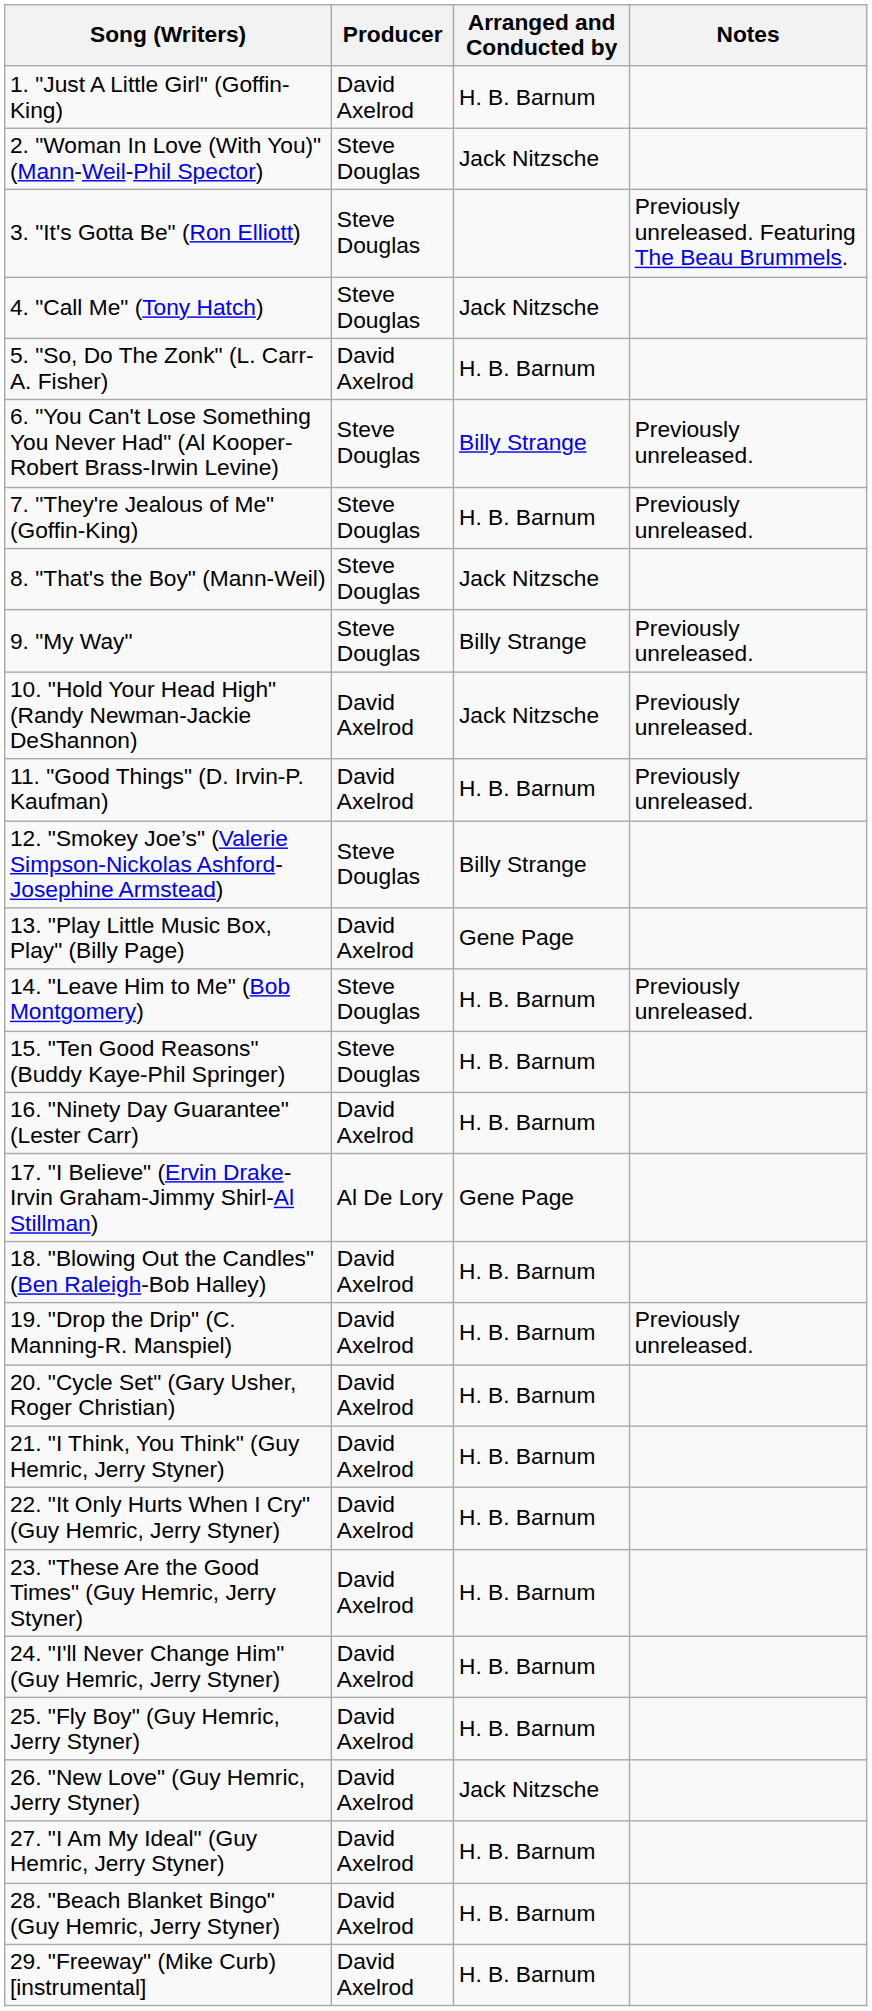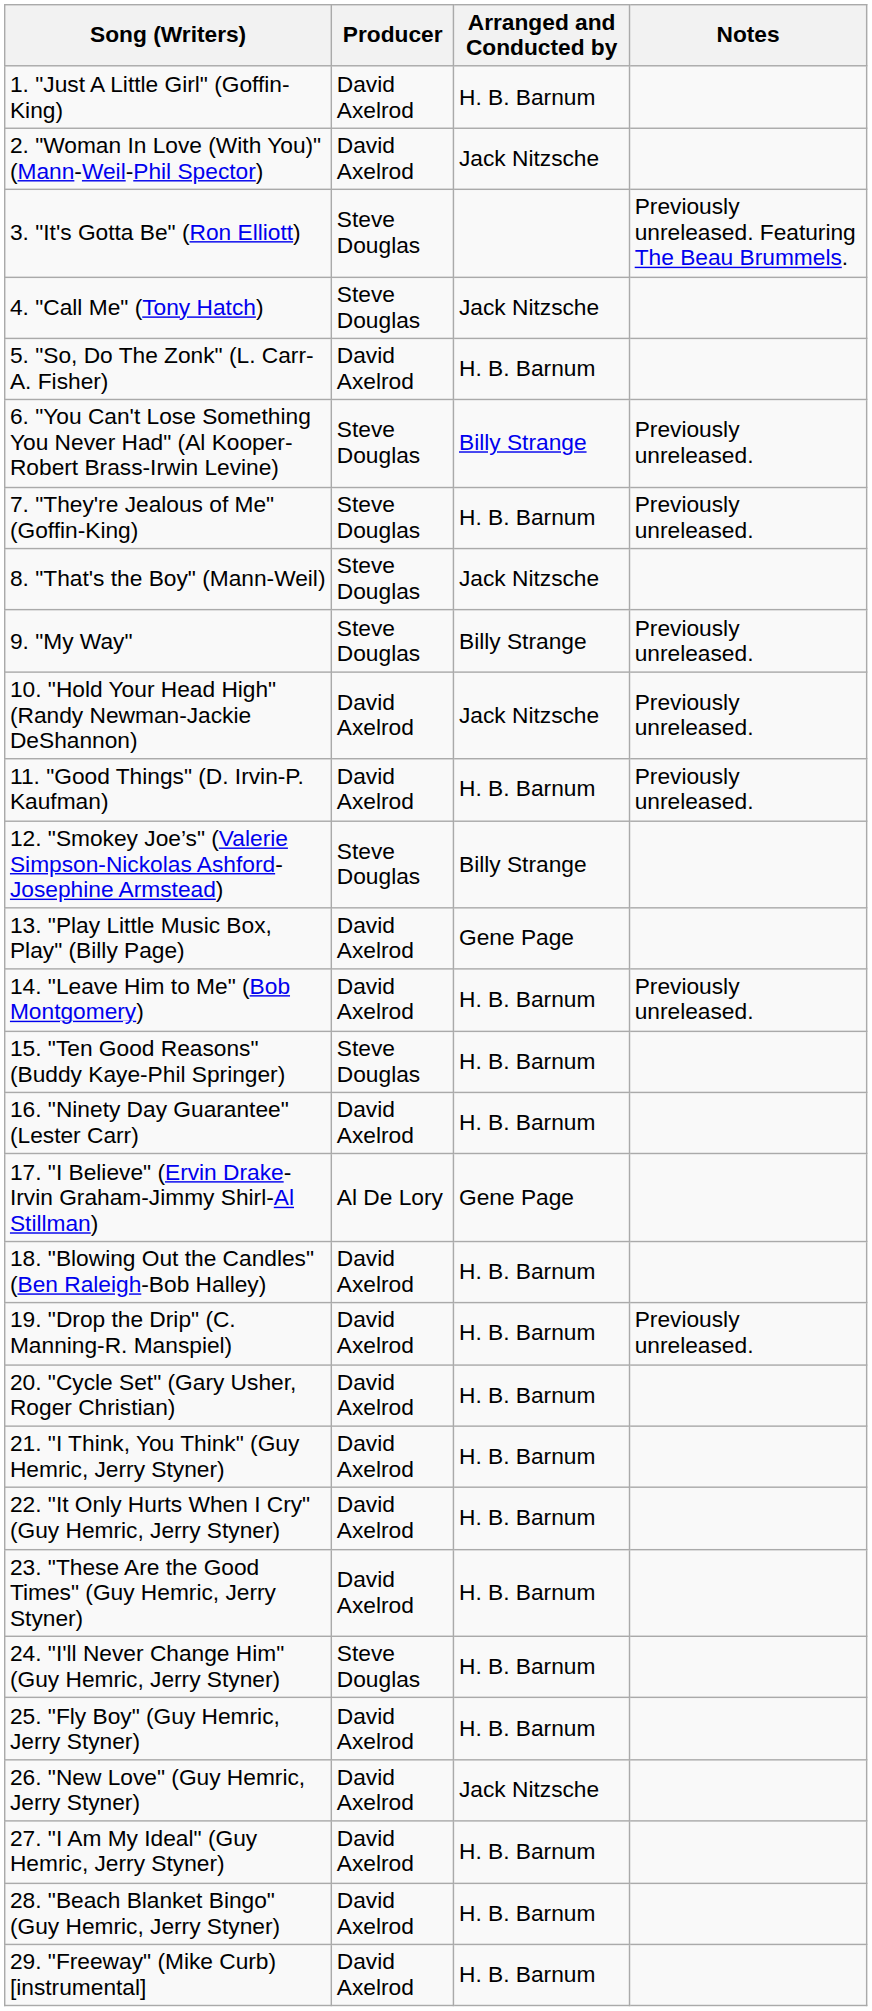(378, 158) Steve Douglas -> (375, 158) David Axelrod
(378, 999) Steve Douglas -> (375, 999) David Axelrod
(375, 1666) David Axelrod -> (378, 1666) Steve Douglas
